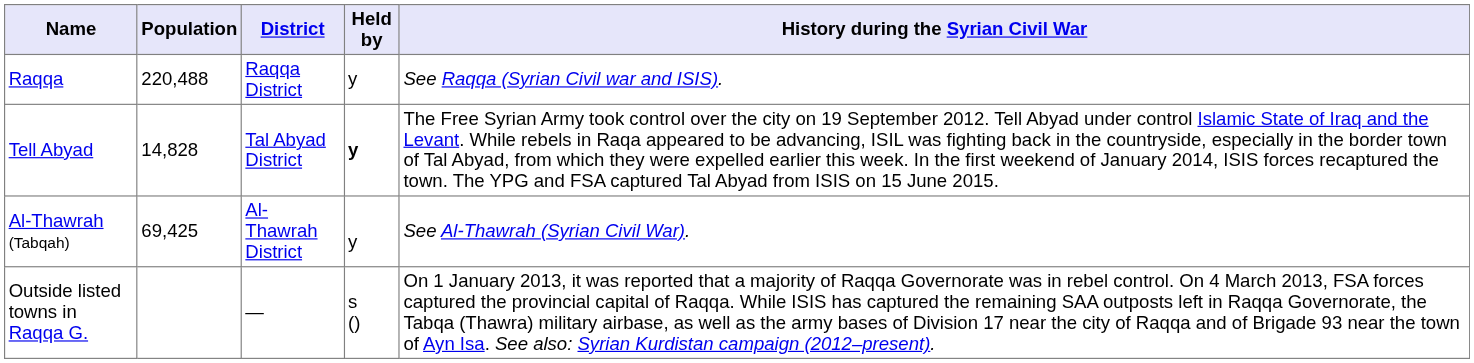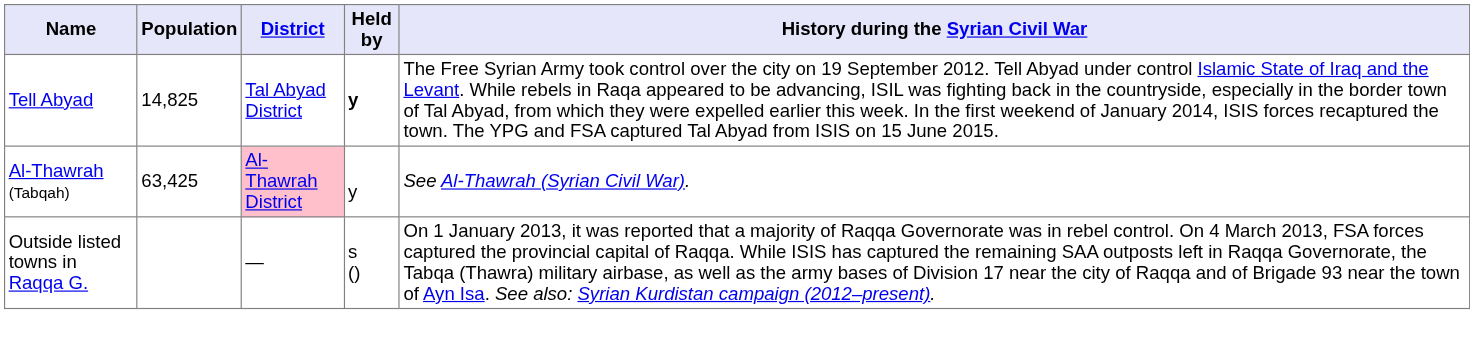- row: (36, 79)
(170, 150) 14,828 -> (170, 100) 14,825
(170, 231) 69,425 -> (170, 181) 63,425
(281, 231) no background -> (281, 181) pink background
